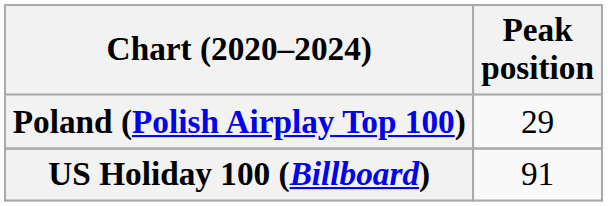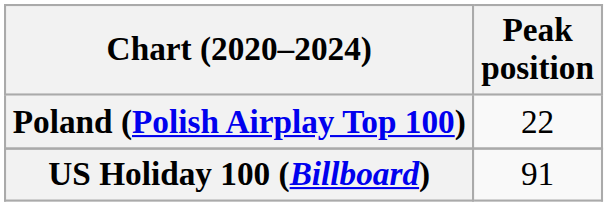(538, 121) 29 -> (538, 121) 22
